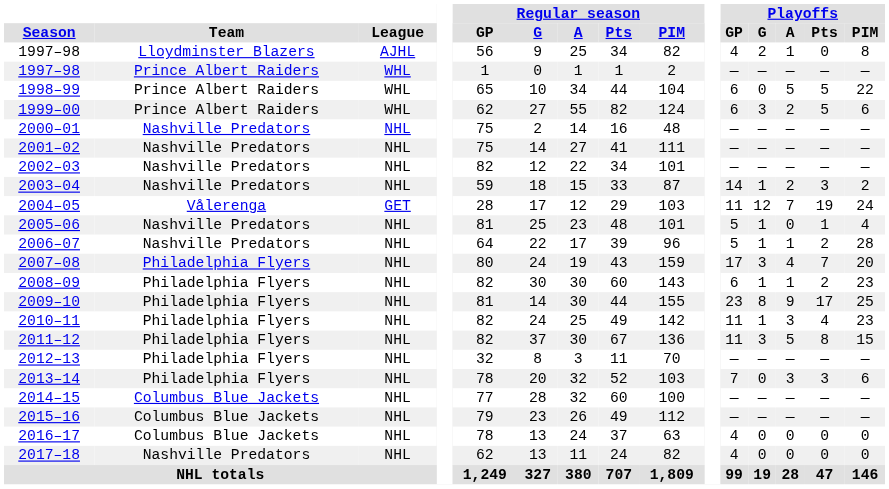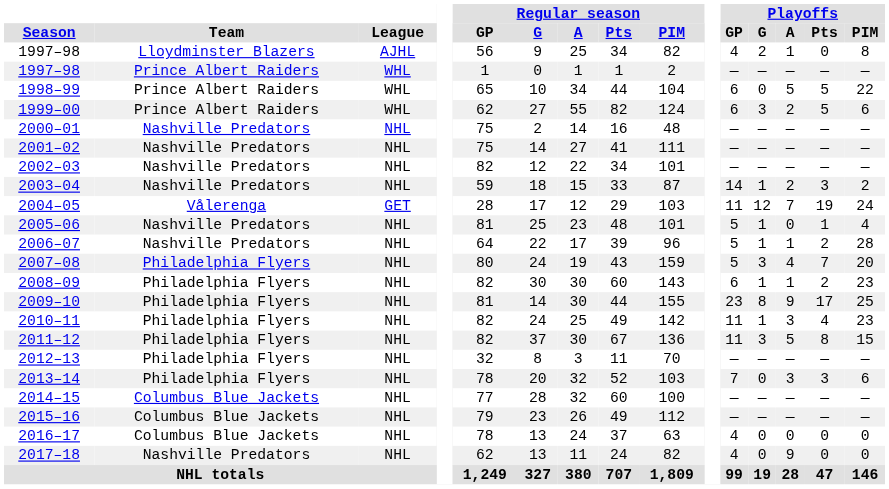(734, 263) 17 -> (734, 263) 5
(790, 455) 0 -> (790, 455) 9
